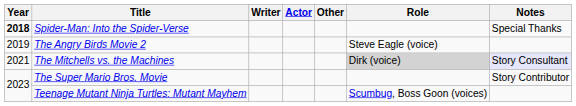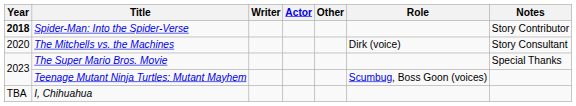(527, 28) Special Thanks -> (531, 28) Story Contributor
- row: (90, 45)
(18, 61) 2021 -> (18, 45) 2020
(375, 61) lightgrey background -> (375, 45) no background
(530, 61) lavender background -> (530, 45) no background
(531, 77) Story Contributor -> (527, 61) Special Thanks
+ row: (63, 93)
